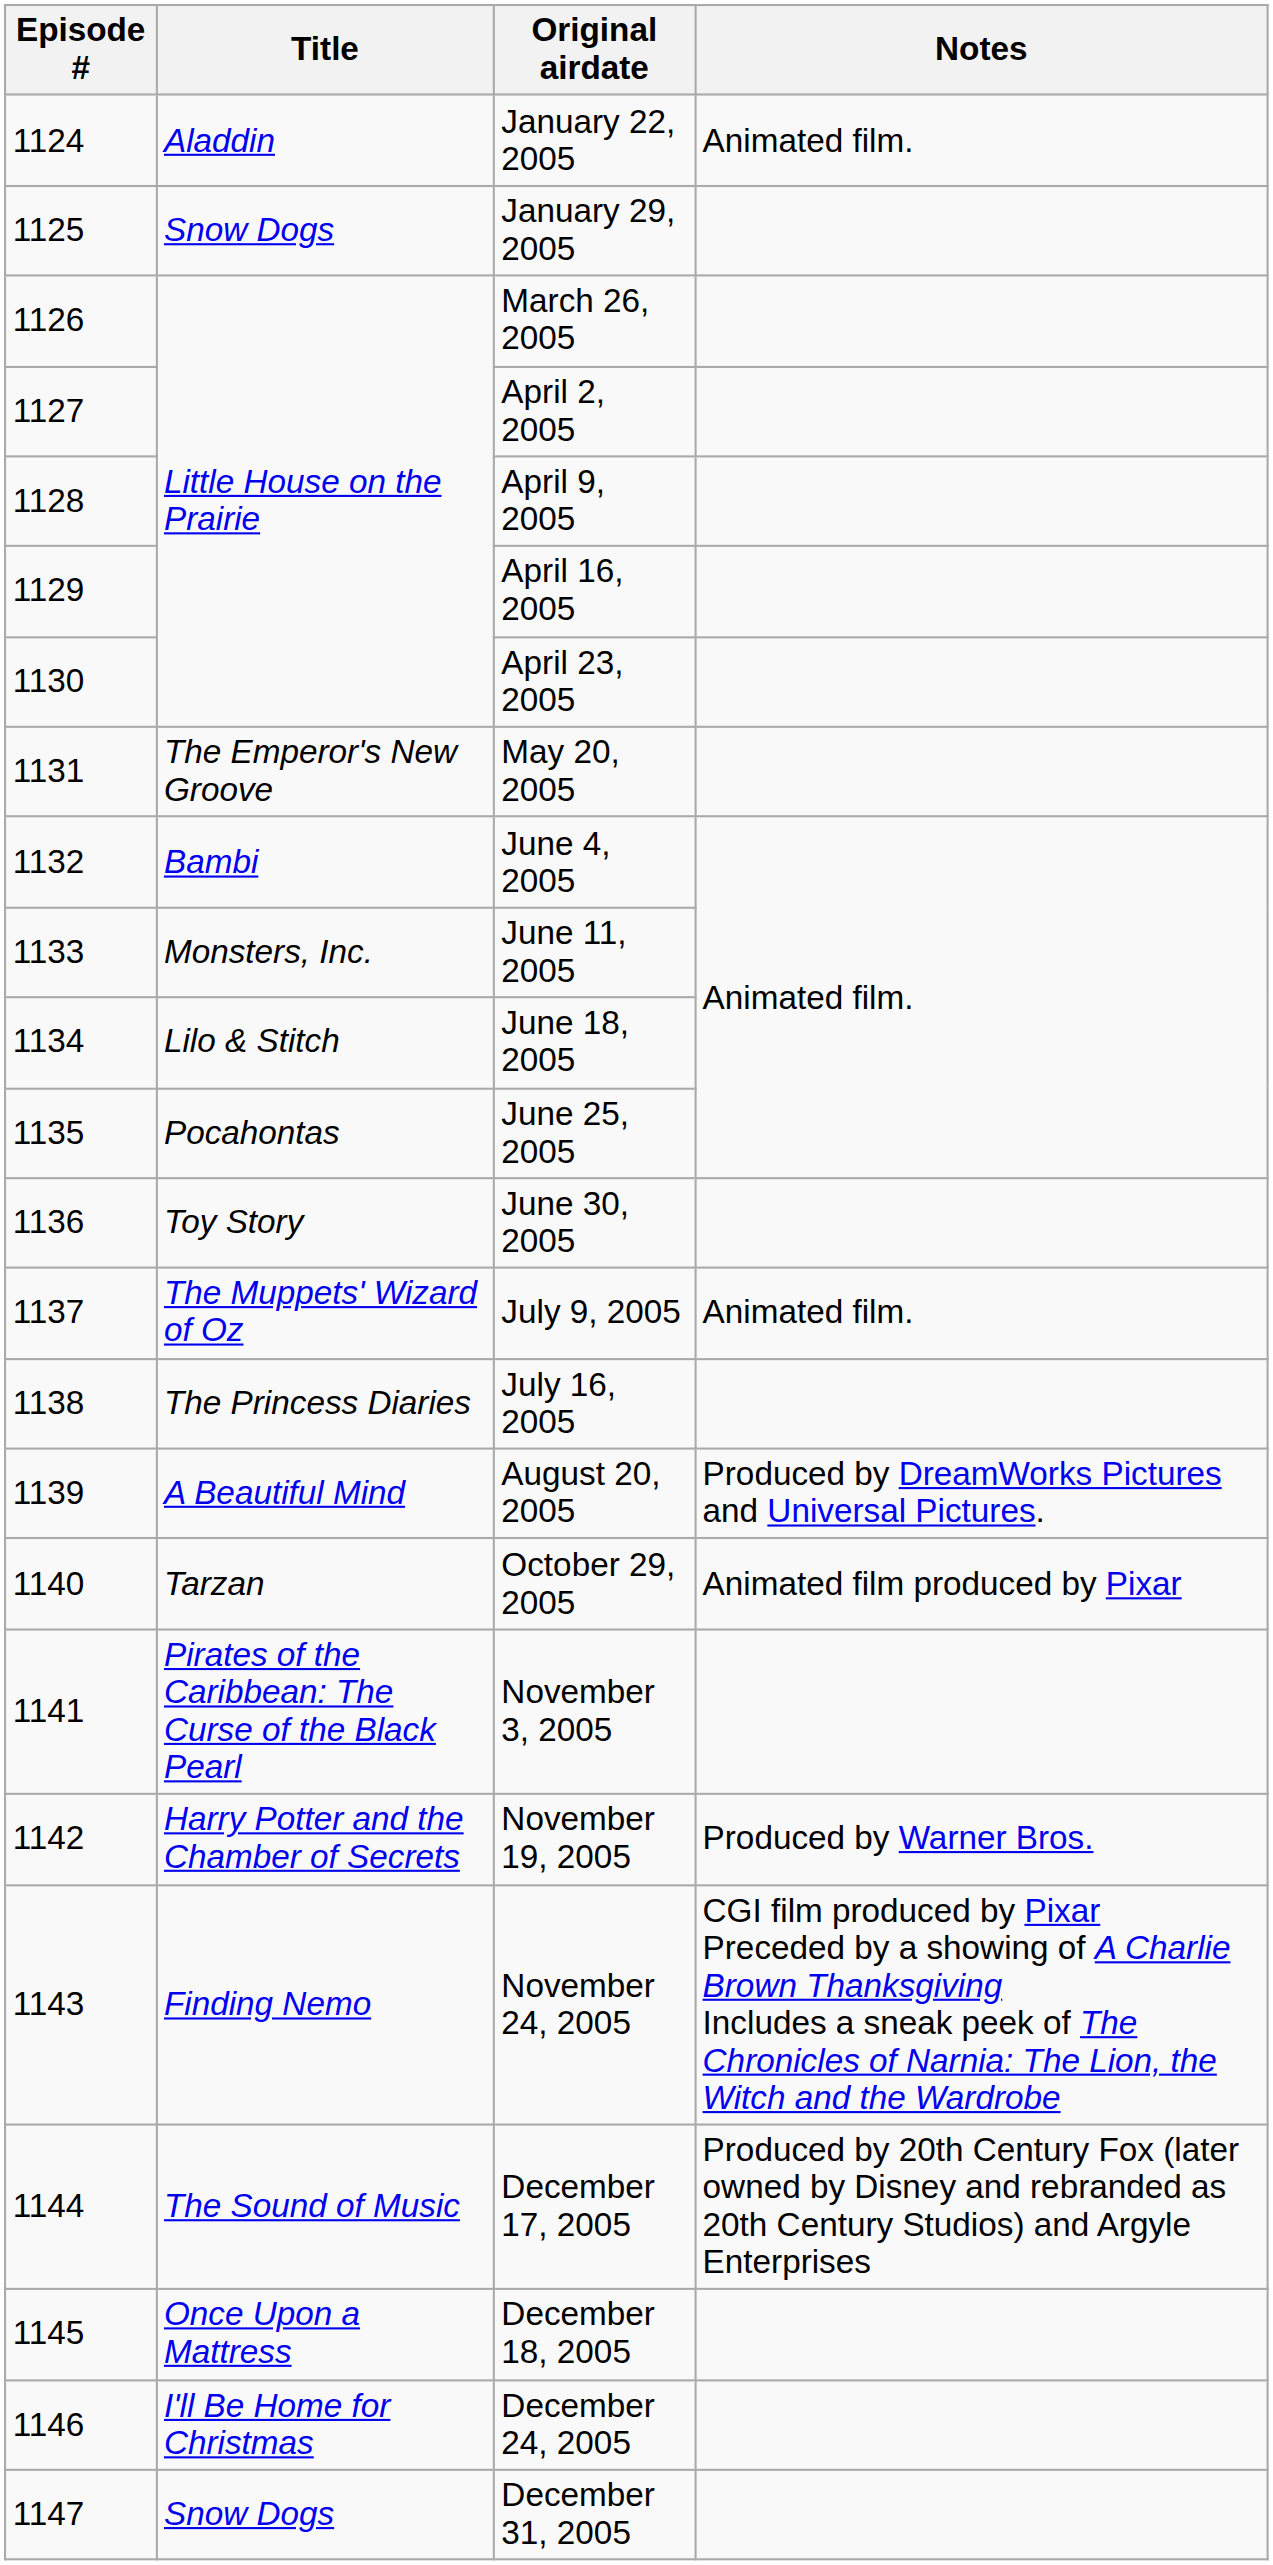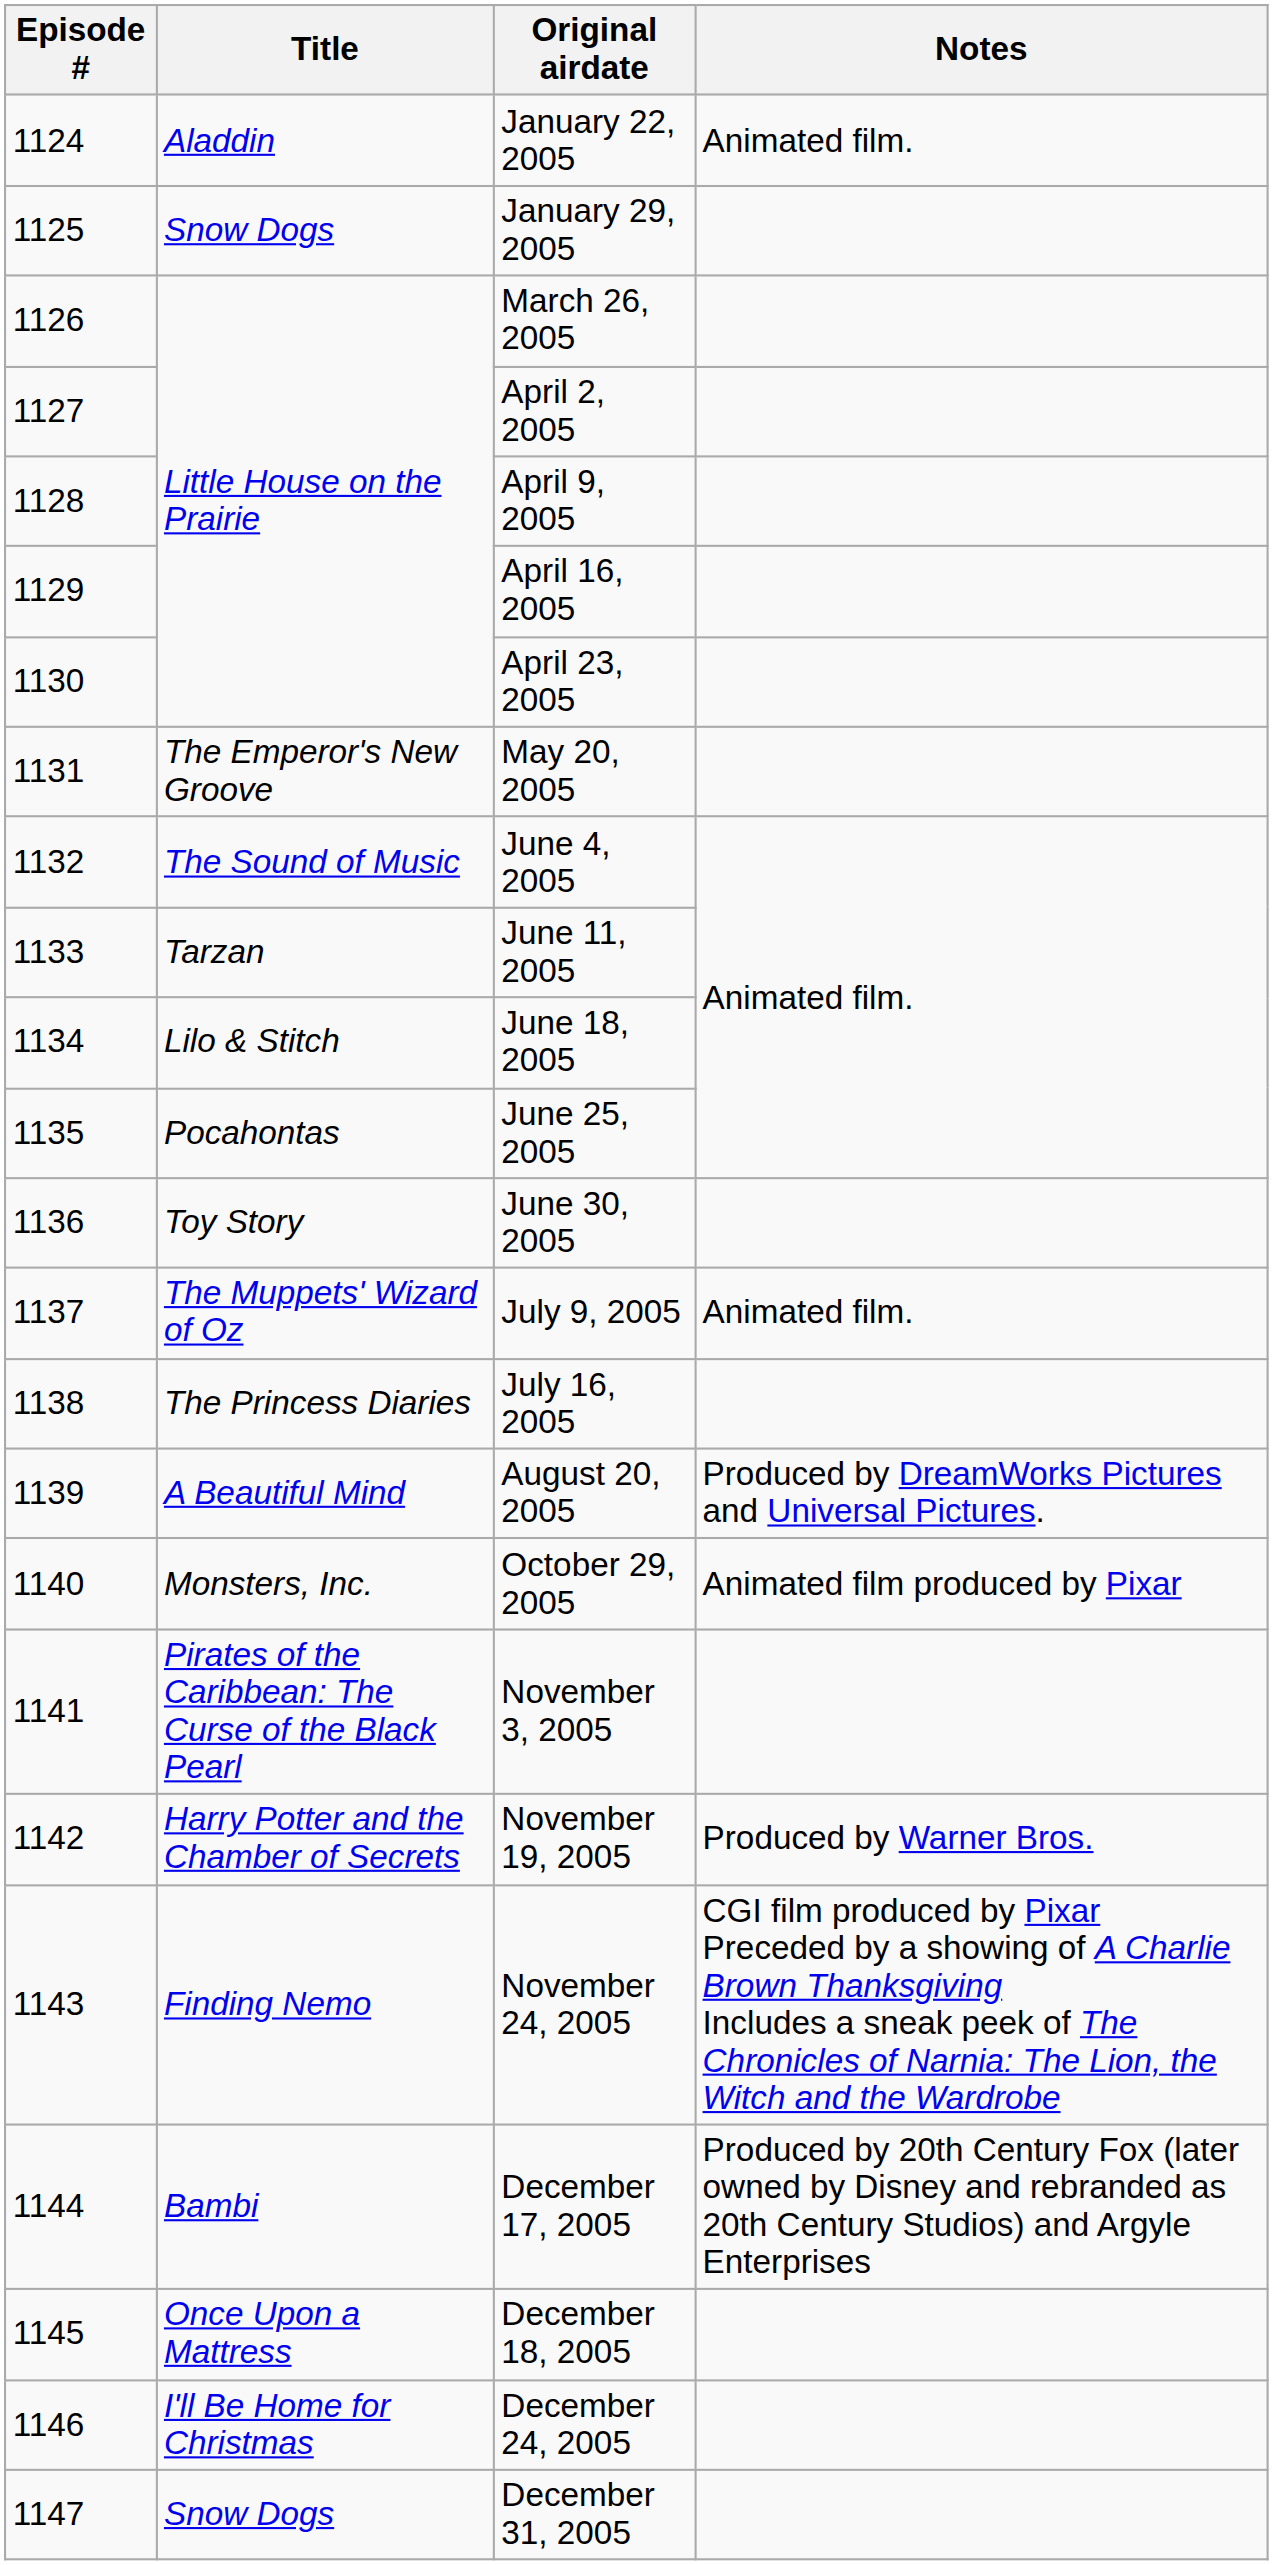(211, 861) Bambi -> (312, 861) The Sound of Music
(268, 951) Monsters, Inc. -> (214, 951) Tarzan
(214, 1583) Tarzan -> (268, 1583) Monsters, Inc.
(312, 2206) The Sound of Music -> (211, 2206) Bambi
